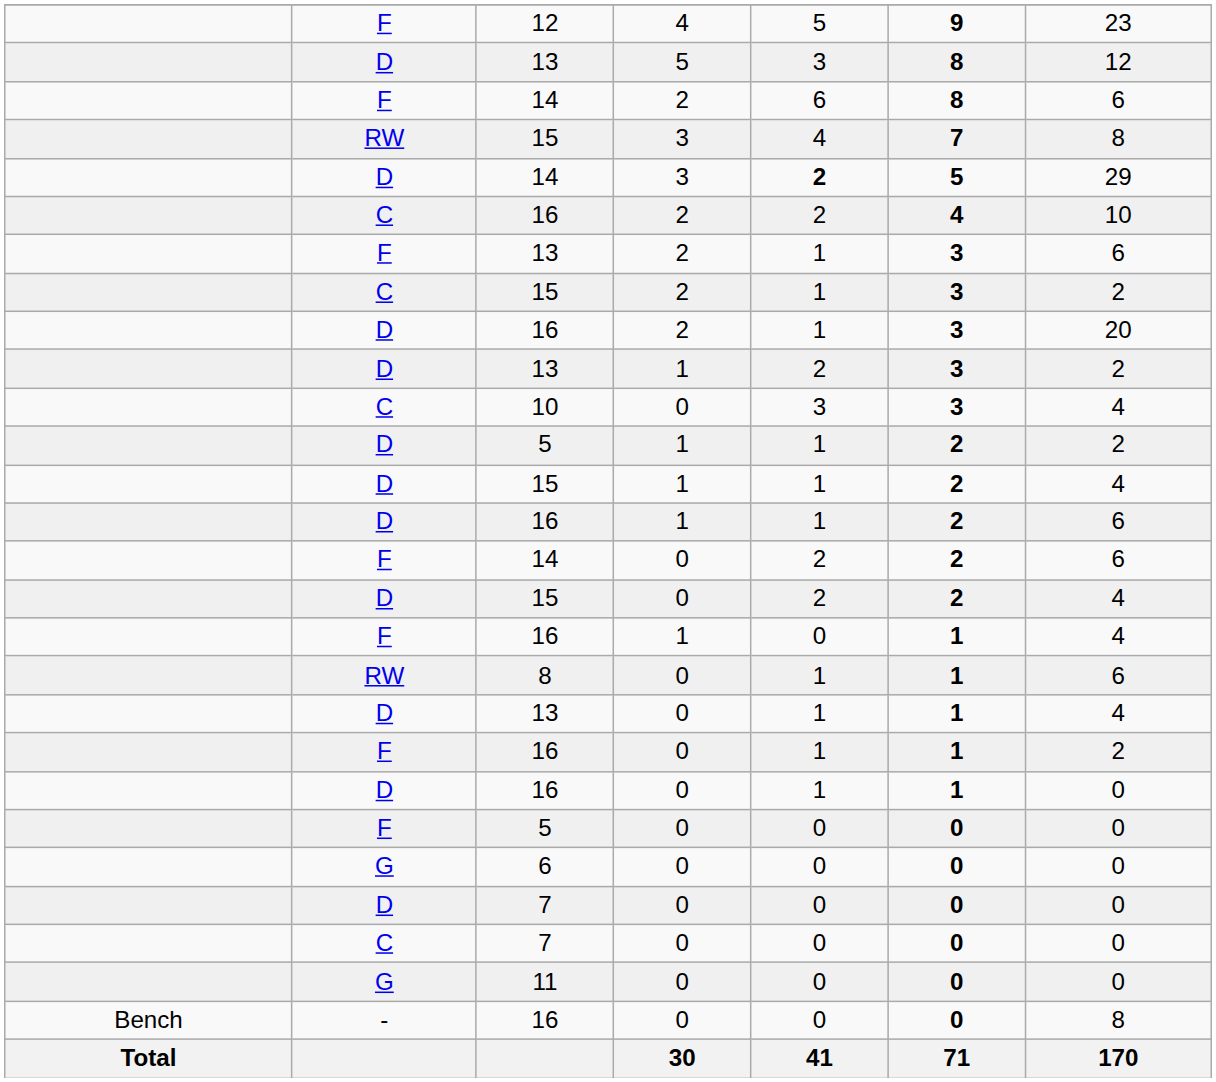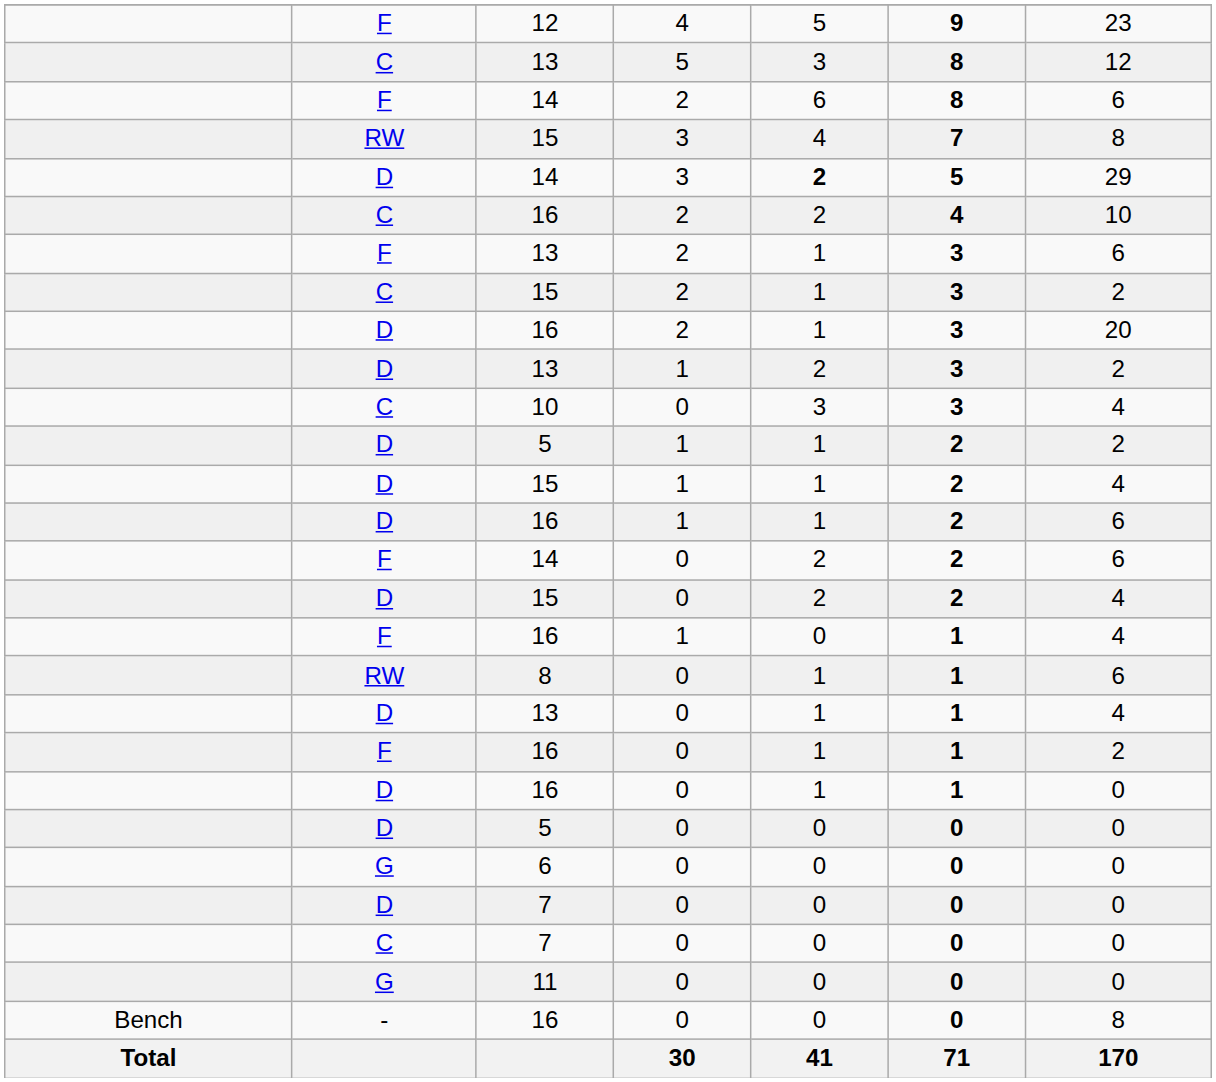(384, 61) D -> (384, 61) C
(384, 828) F -> (384, 828) D
